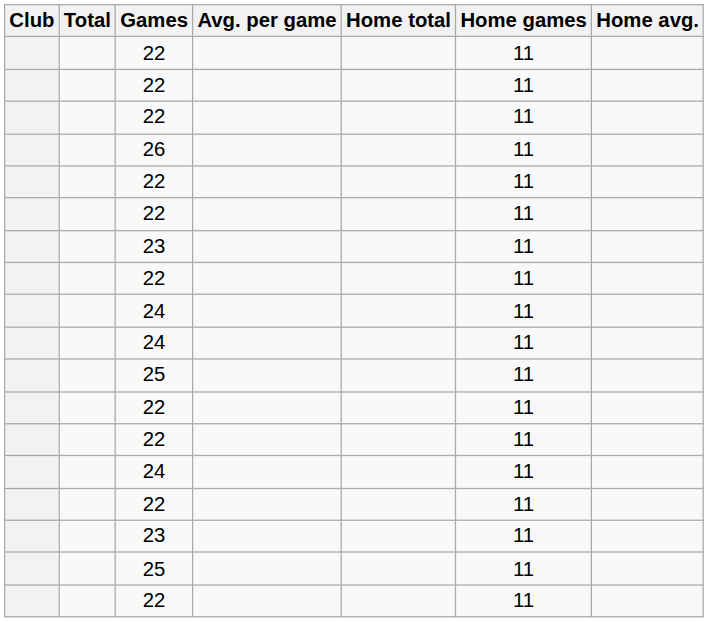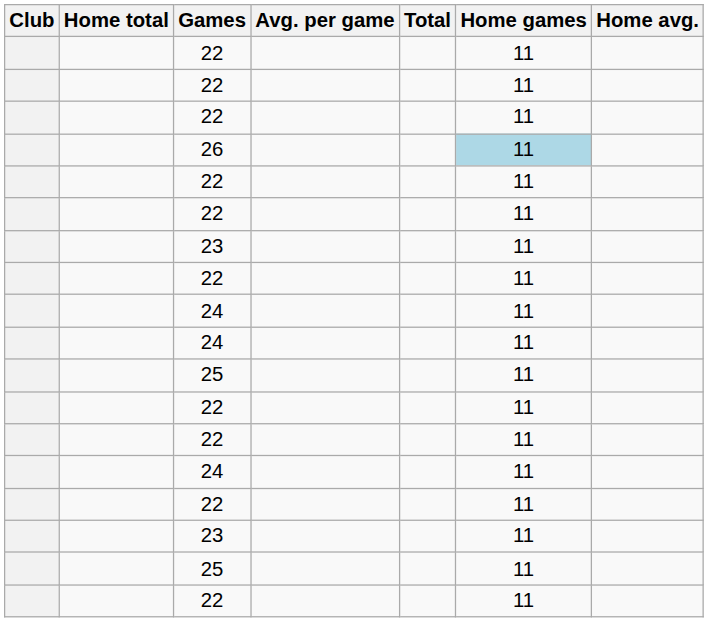columns swapped: (87, 20) <-> (399, 20)
(524, 149) no background -> (524, 149) lightblue background
